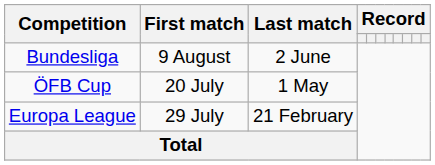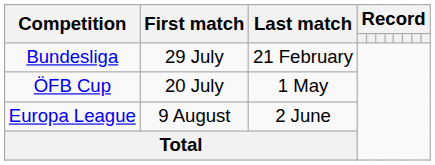(194, 57) 9 August -> (194, 57) 29 July
(303, 57) 2 June -> (303, 57) 21 February
(194, 116) 29 July -> (194, 116) 9 August
(303, 116) 21 February -> (303, 116) 2 June
